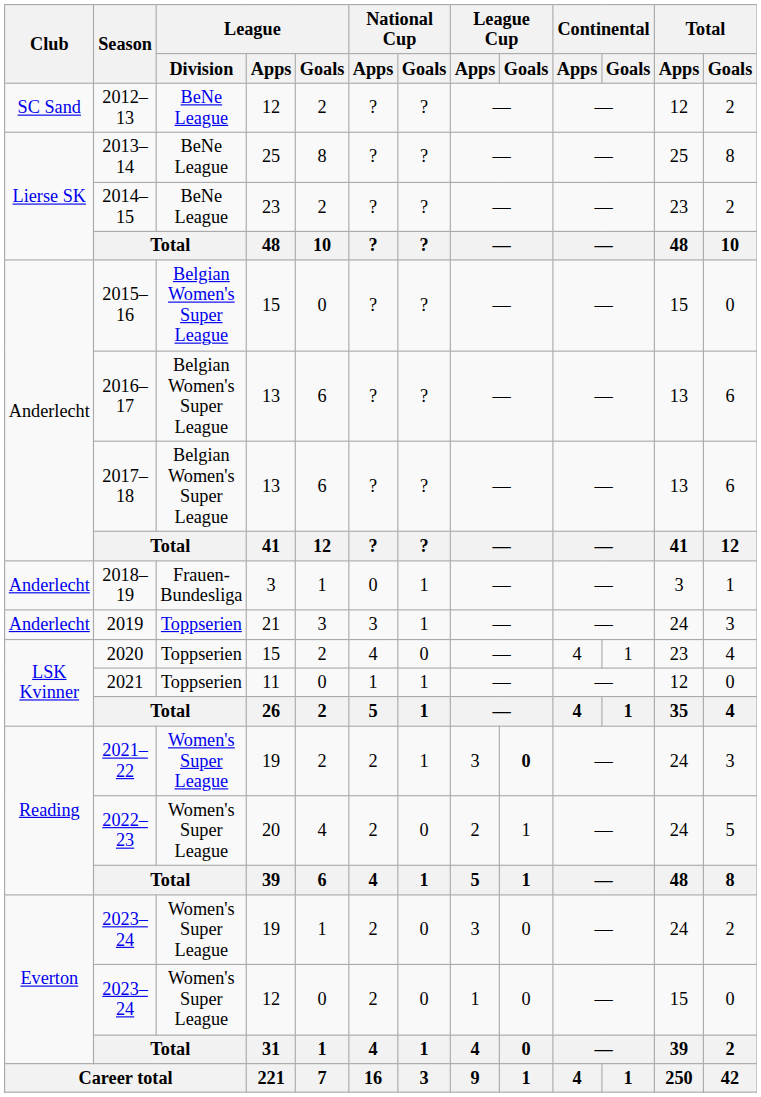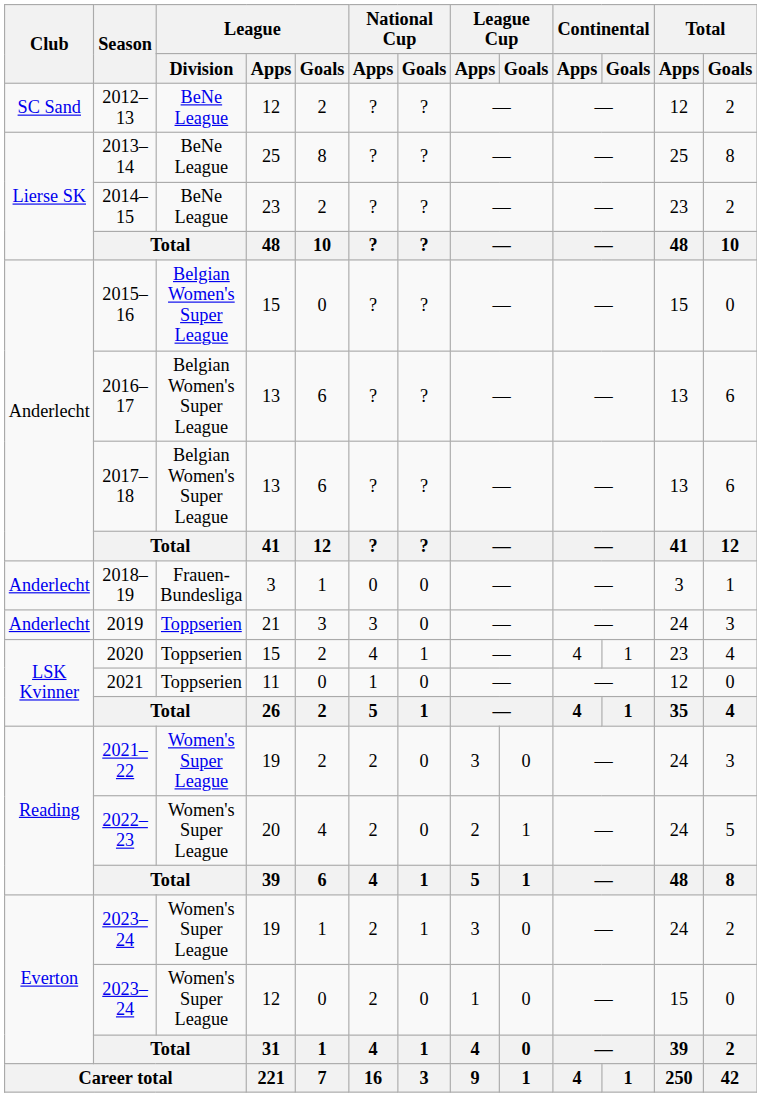(424, 585) 1 -> (424, 585) 0
(424, 624) 1 -> (424, 624) 0
(424, 653) 0 -> (424, 653) 1
(424, 682) 1 -> (424, 682) 0
(424, 760) 1 -> (424, 760) 0
(526, 760) bold -> (526, 760) normal
(424, 929) 0 -> (424, 929) 1
